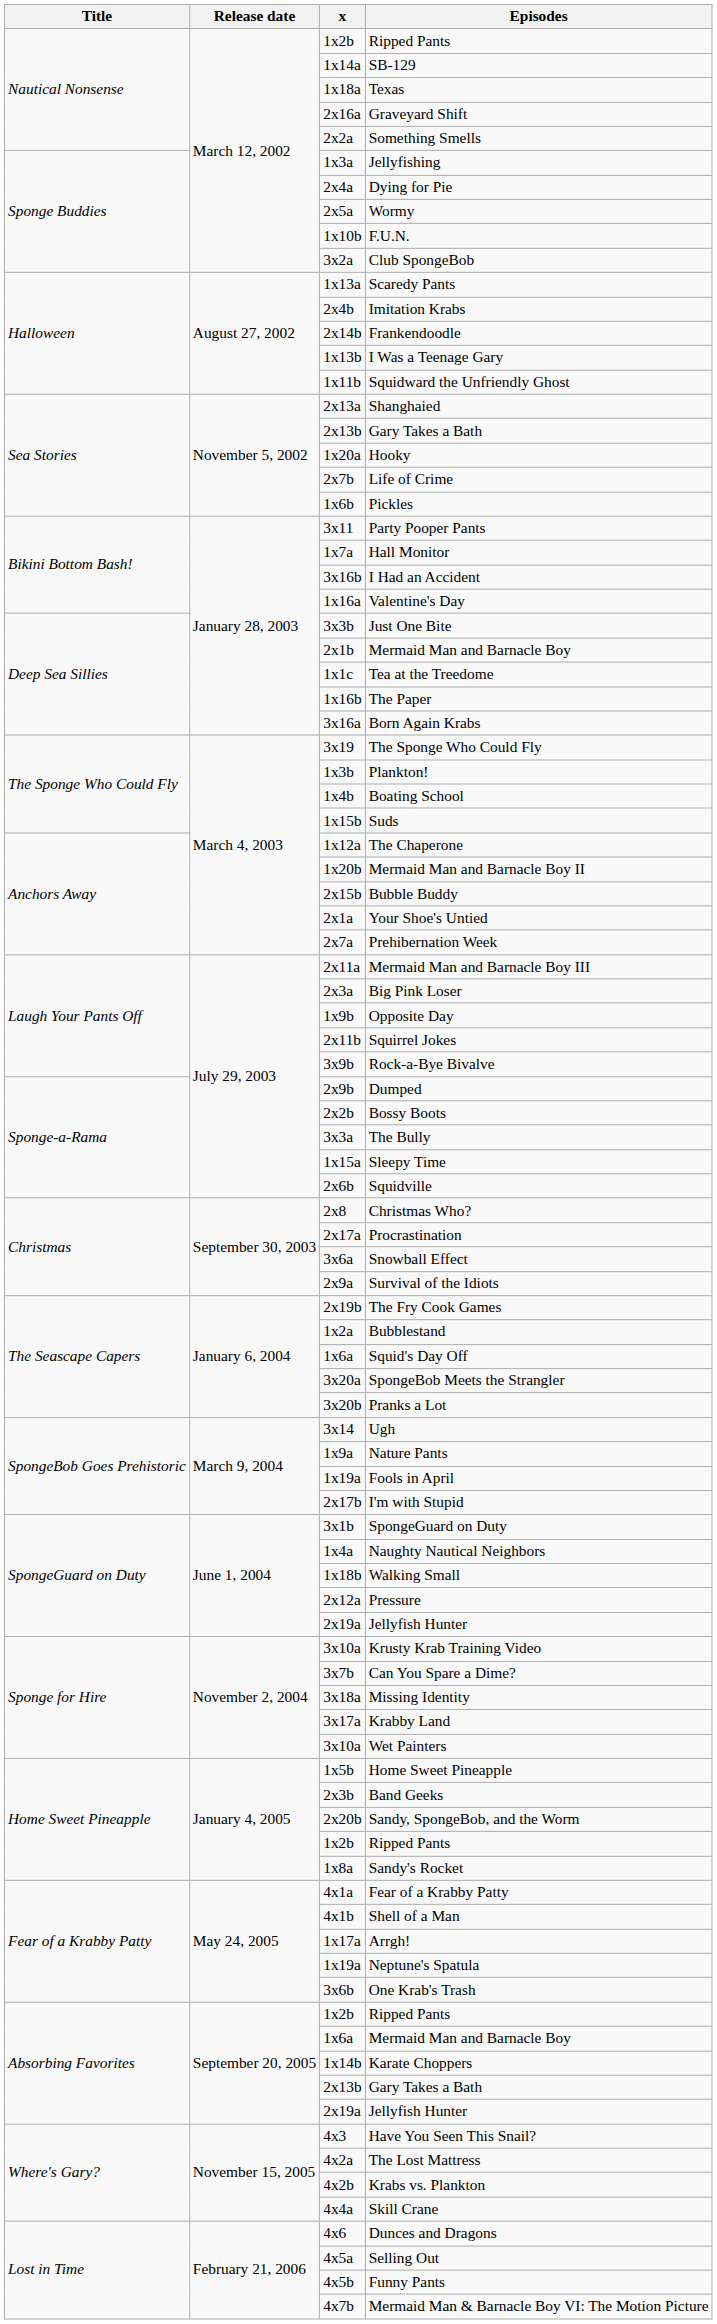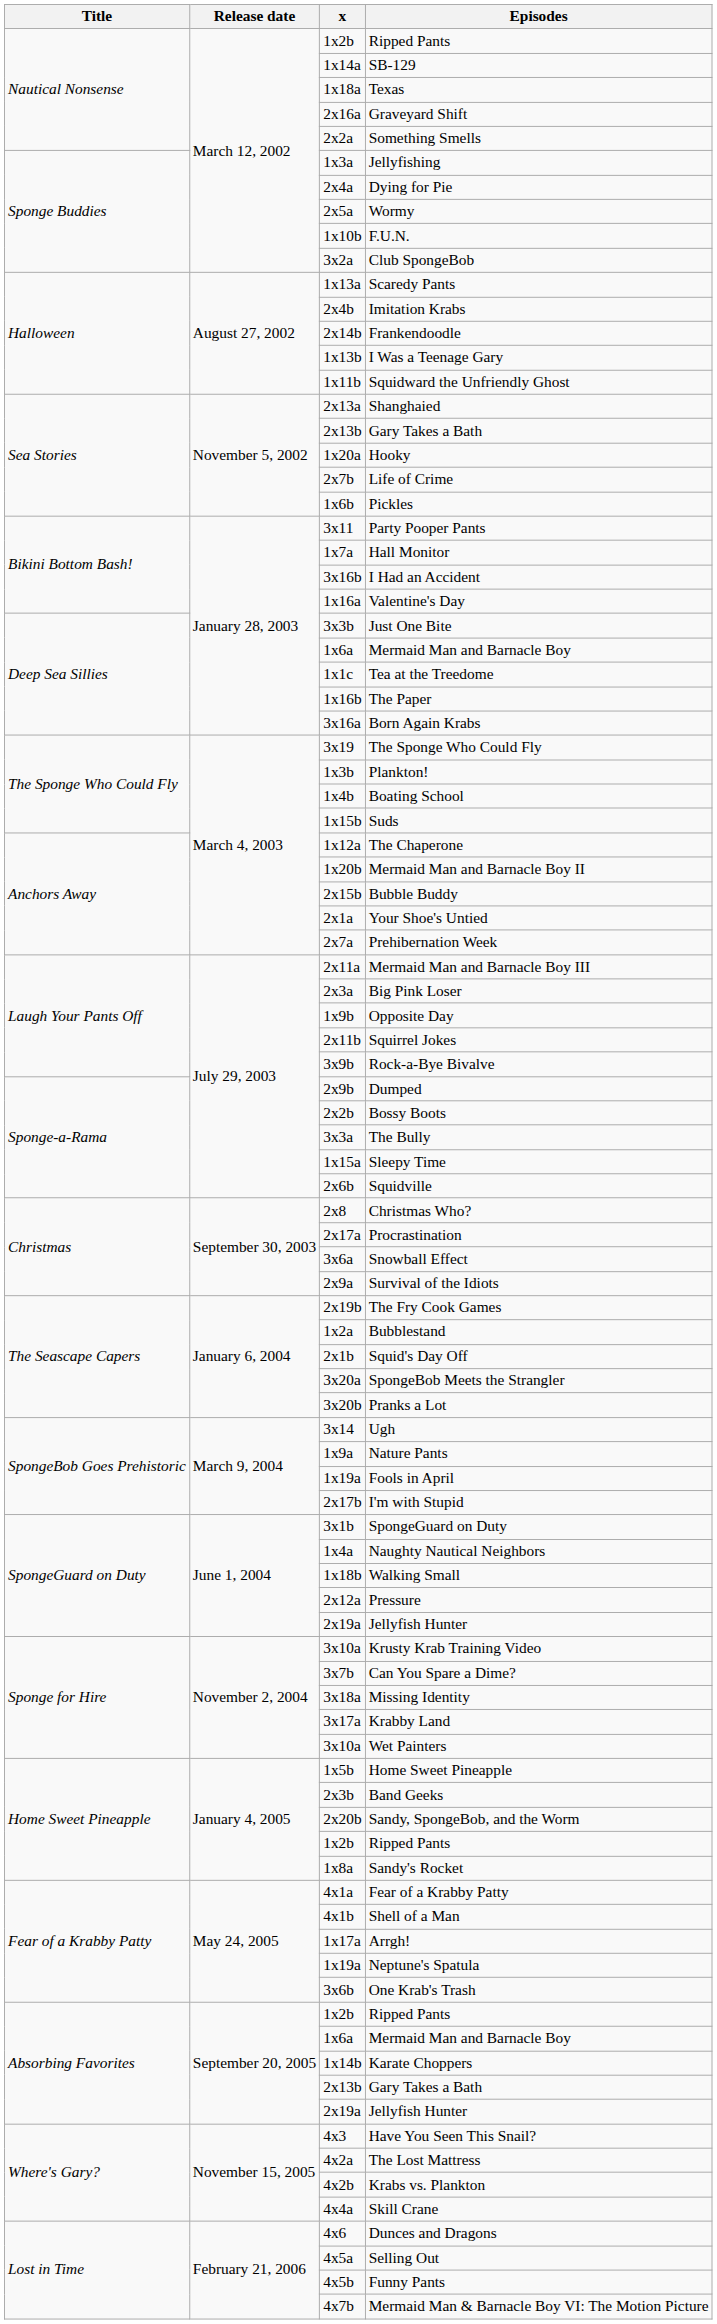(339, 650) 2x1b -> (338, 650) 1x6a
(338, 1356) 1x6a -> (339, 1356) 2x1b
